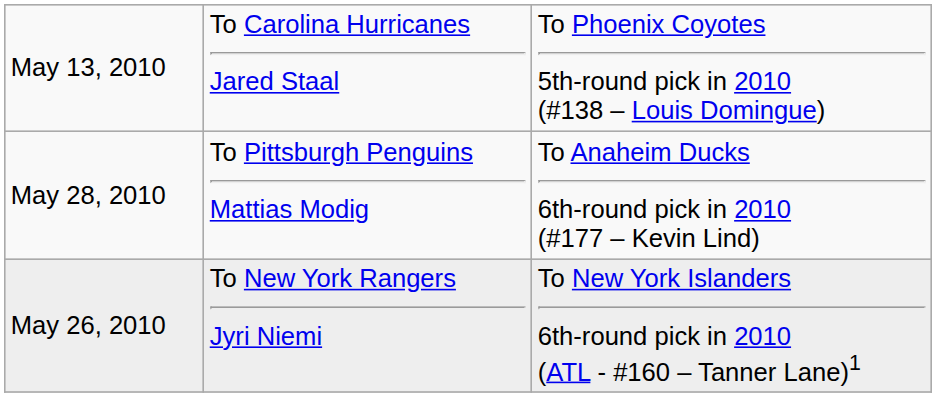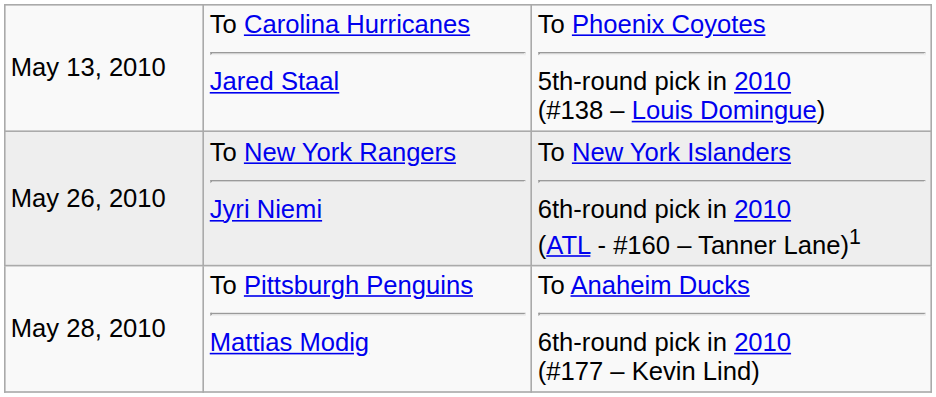rows swapped: (88, 325) <-> (88, 195)
